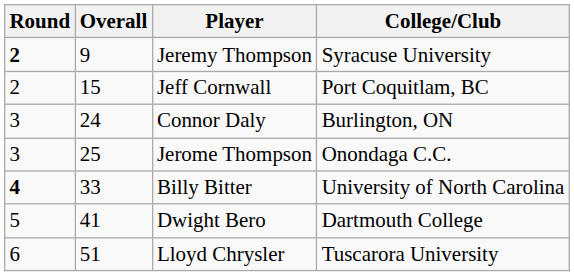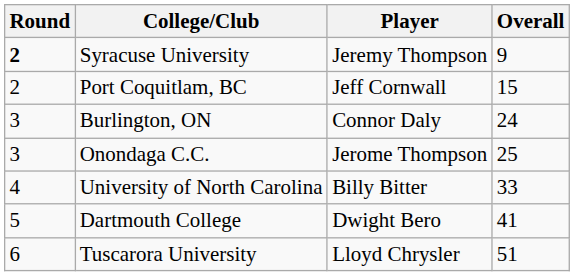columns swapped: (113, 21) <-> (443, 21)
(15, 187) bold -> (15, 187) normal
